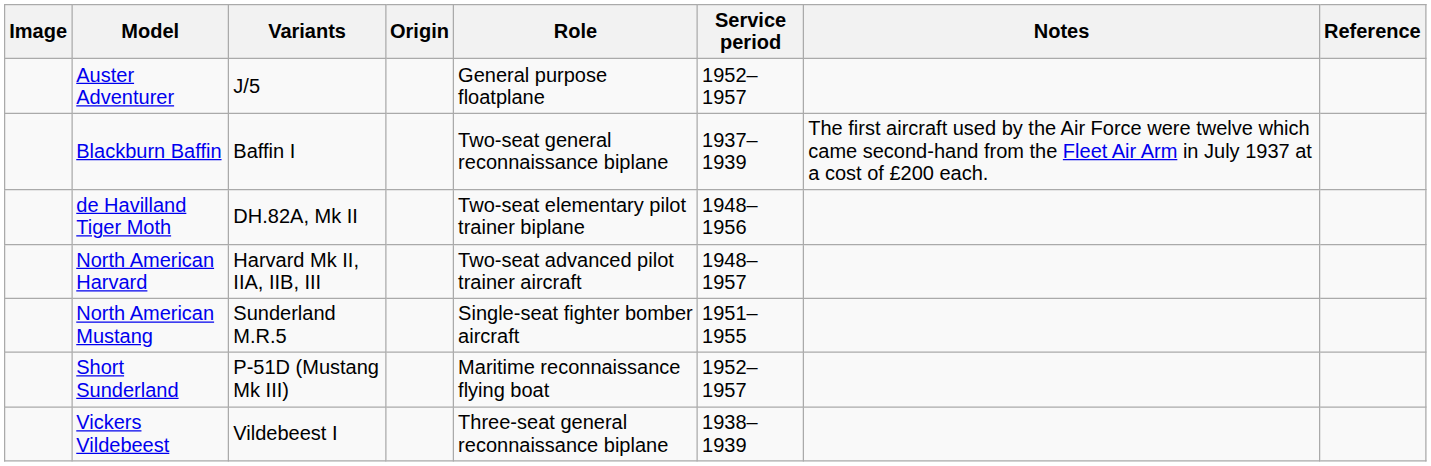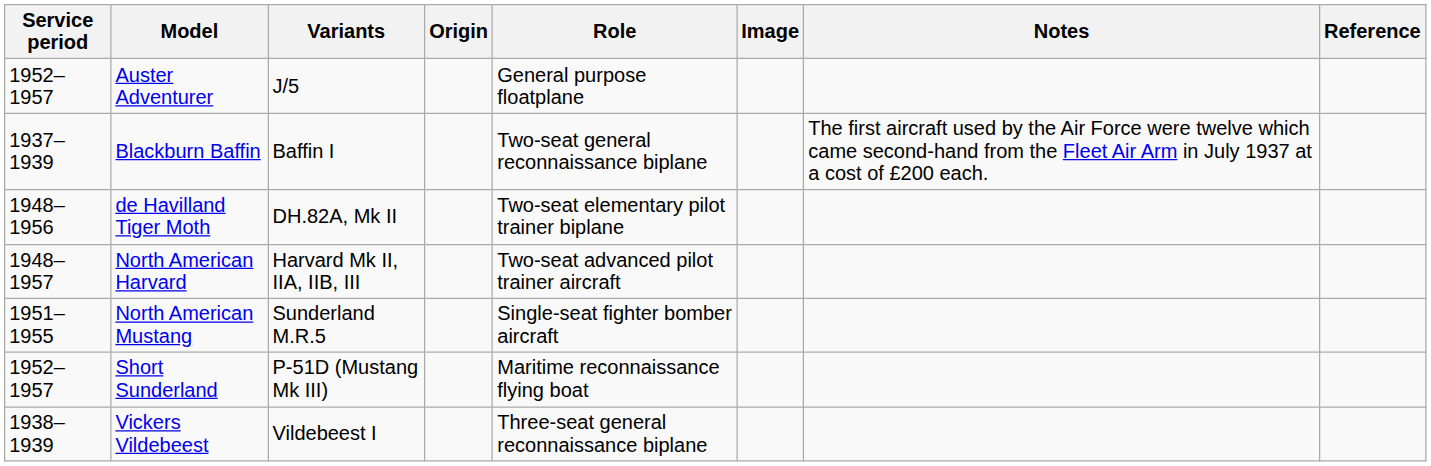columns swapped: (38, 31) <-> (751, 31)
